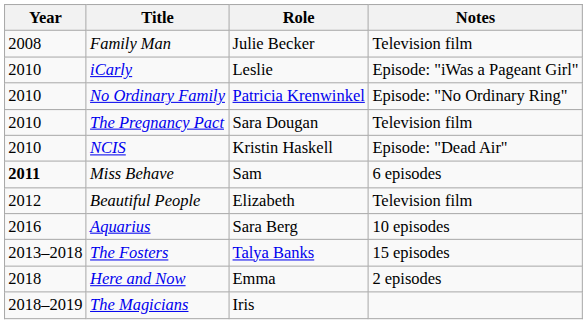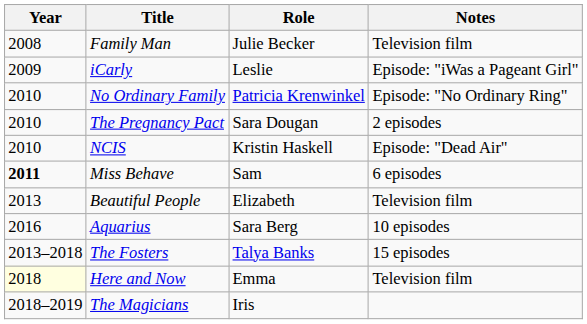(25, 69) 2010 -> (25, 69) 2009
(422, 122) Television film -> (407, 122) 2 episodes
(25, 200) 2012 -> (25, 200) 2013
(25, 278) no background -> (25, 278) lightyellow background
(407, 278) 2 episodes -> (422, 278) Television film
